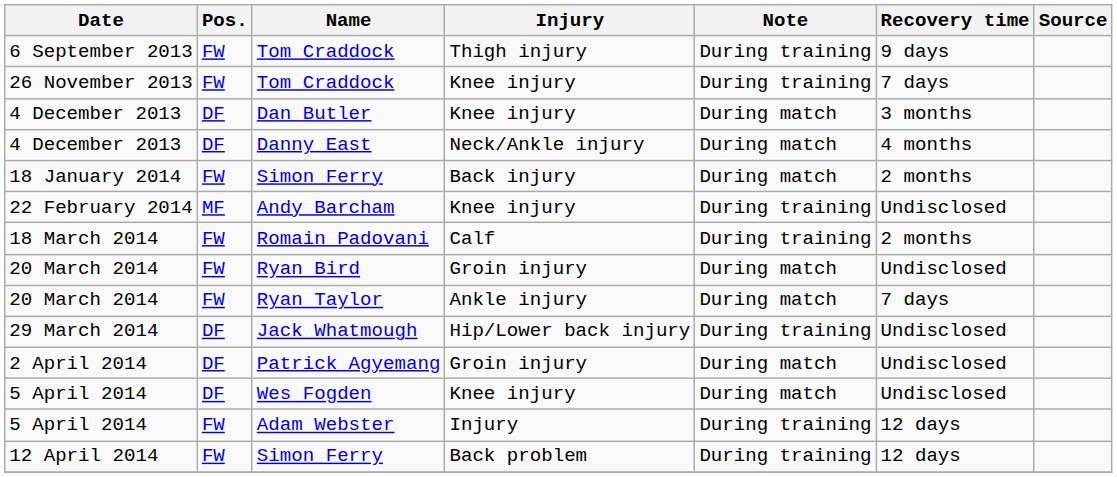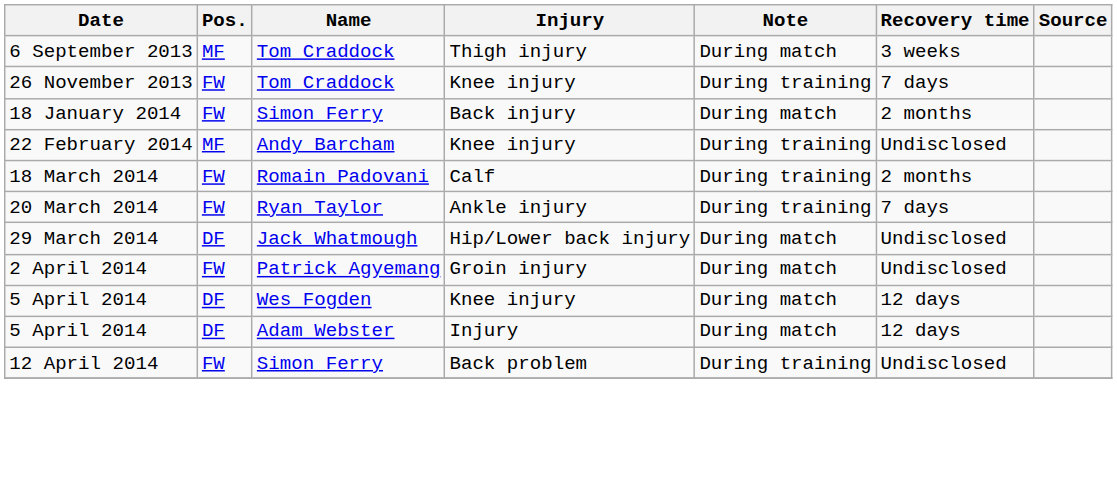(213, 51) FW -> (213, 51) MF
(785, 51) During training -> (768, 51) During match
(915, 51) 9 days -> (921, 51) 3 weeks
- row: (95, 114)
- row: (95, 145)
- row: (84, 269)
(768, 301) During match -> (785, 207) During training
(785, 332) During training -> (768, 238) During match
(213, 363) DF -> (213, 269) FW
(944, 394) Undisclosed -> (921, 301) 12 days
(213, 425) FW -> (213, 332) DF
(785, 425) During training -> (768, 332) During match
(921, 456) 12 days -> (944, 363) Undisclosed
